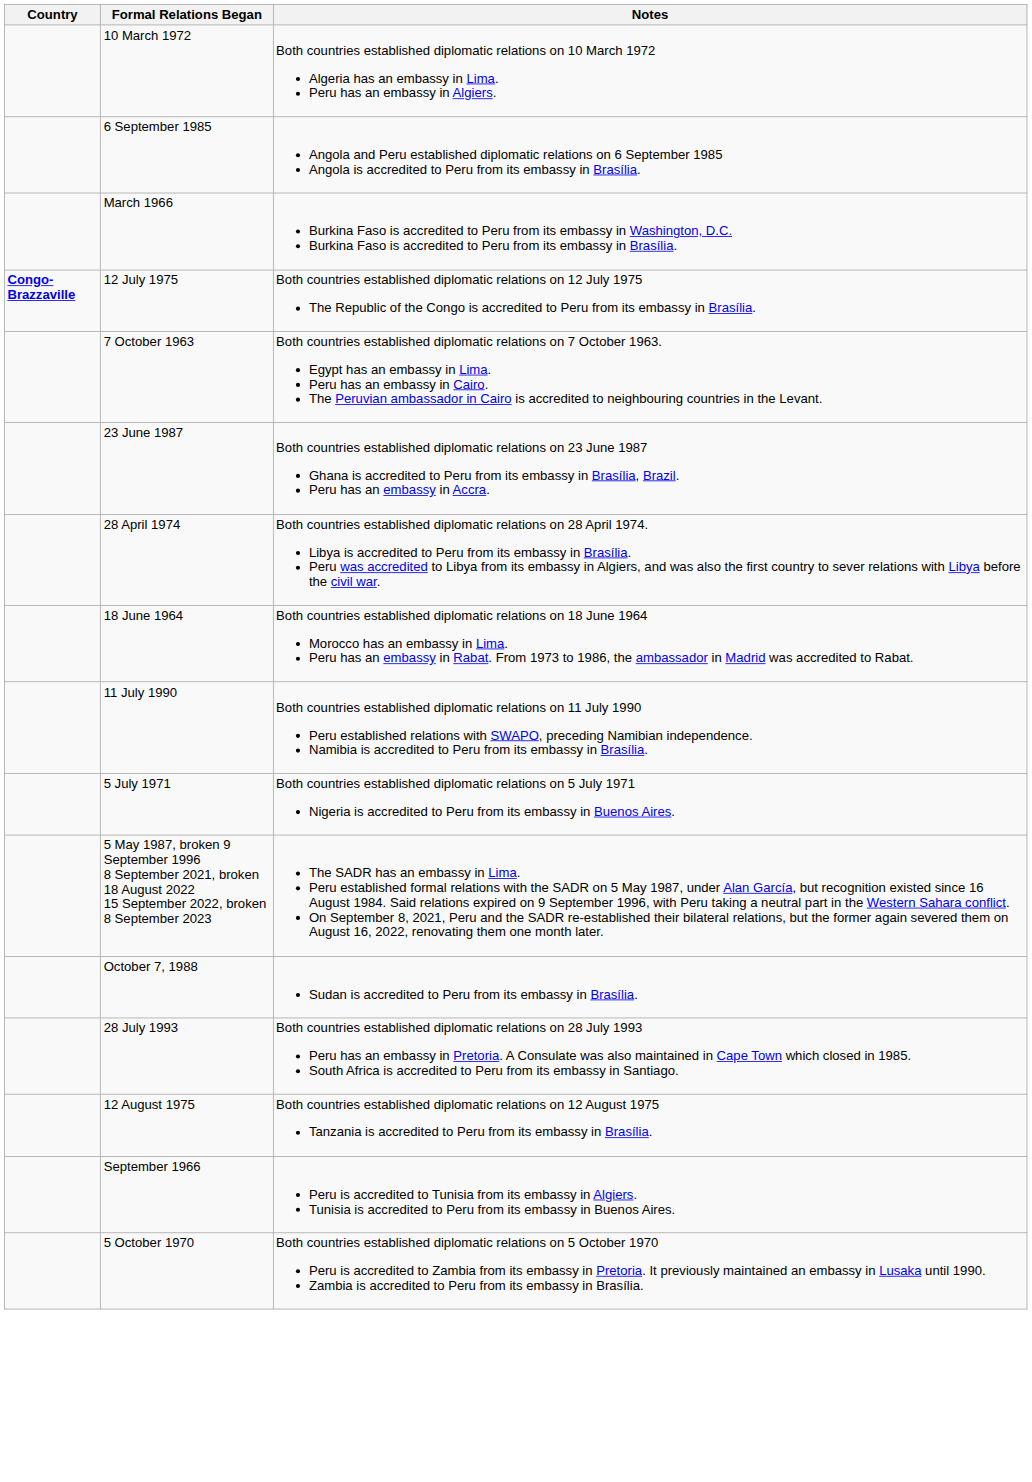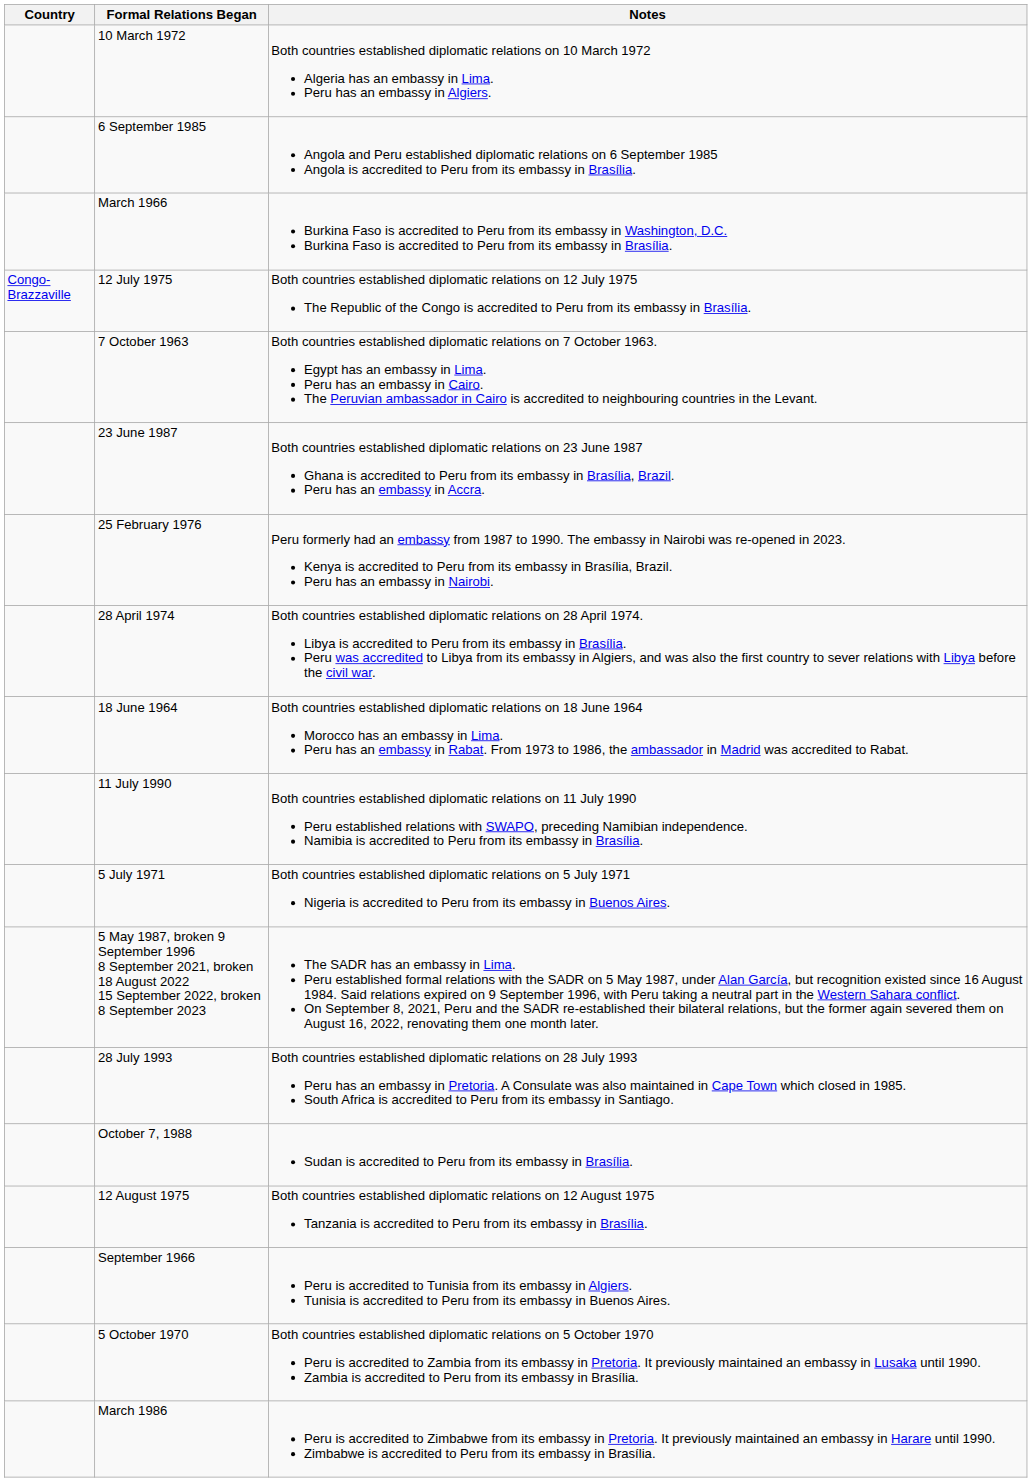(41, 287) bold -> (39, 287) normal
+ row: (150, 524)
rows swapped: (141, 1028) <-> (151, 966)
+ row: (133, 1411)
